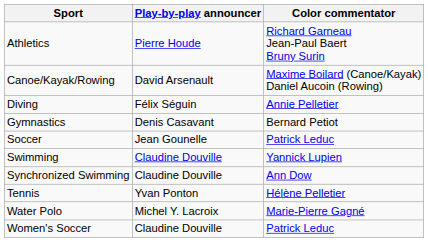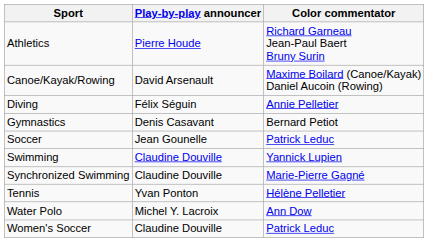(289, 175) Ann Dow -> (315, 175) Marie-Pierre Gagné
(315, 211) Marie-Pierre Gagné -> (289, 211) Ann Dow
